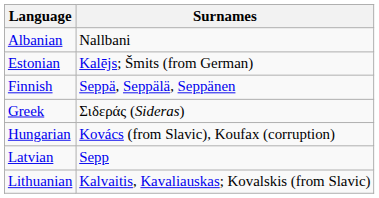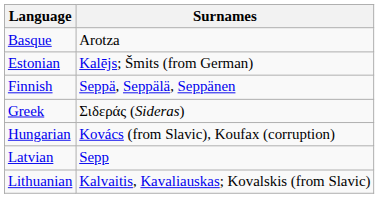- row: (35, 39)
+ row: (30, 39)
